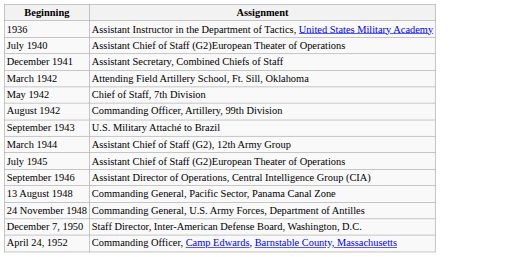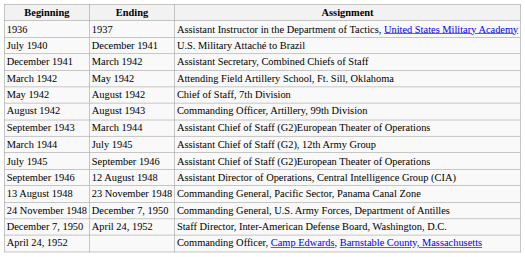+ column: (132, 12)
(219, 45) Assistant Chief of Staff (G2)European Theater of Operations -> (241, 45) U.S. Military Attaché to Brazil
(156, 128) U.S. Military Attaché to Brazil -> (304, 128) Assistant Chief of Staff (G2)European Theater of Operations
